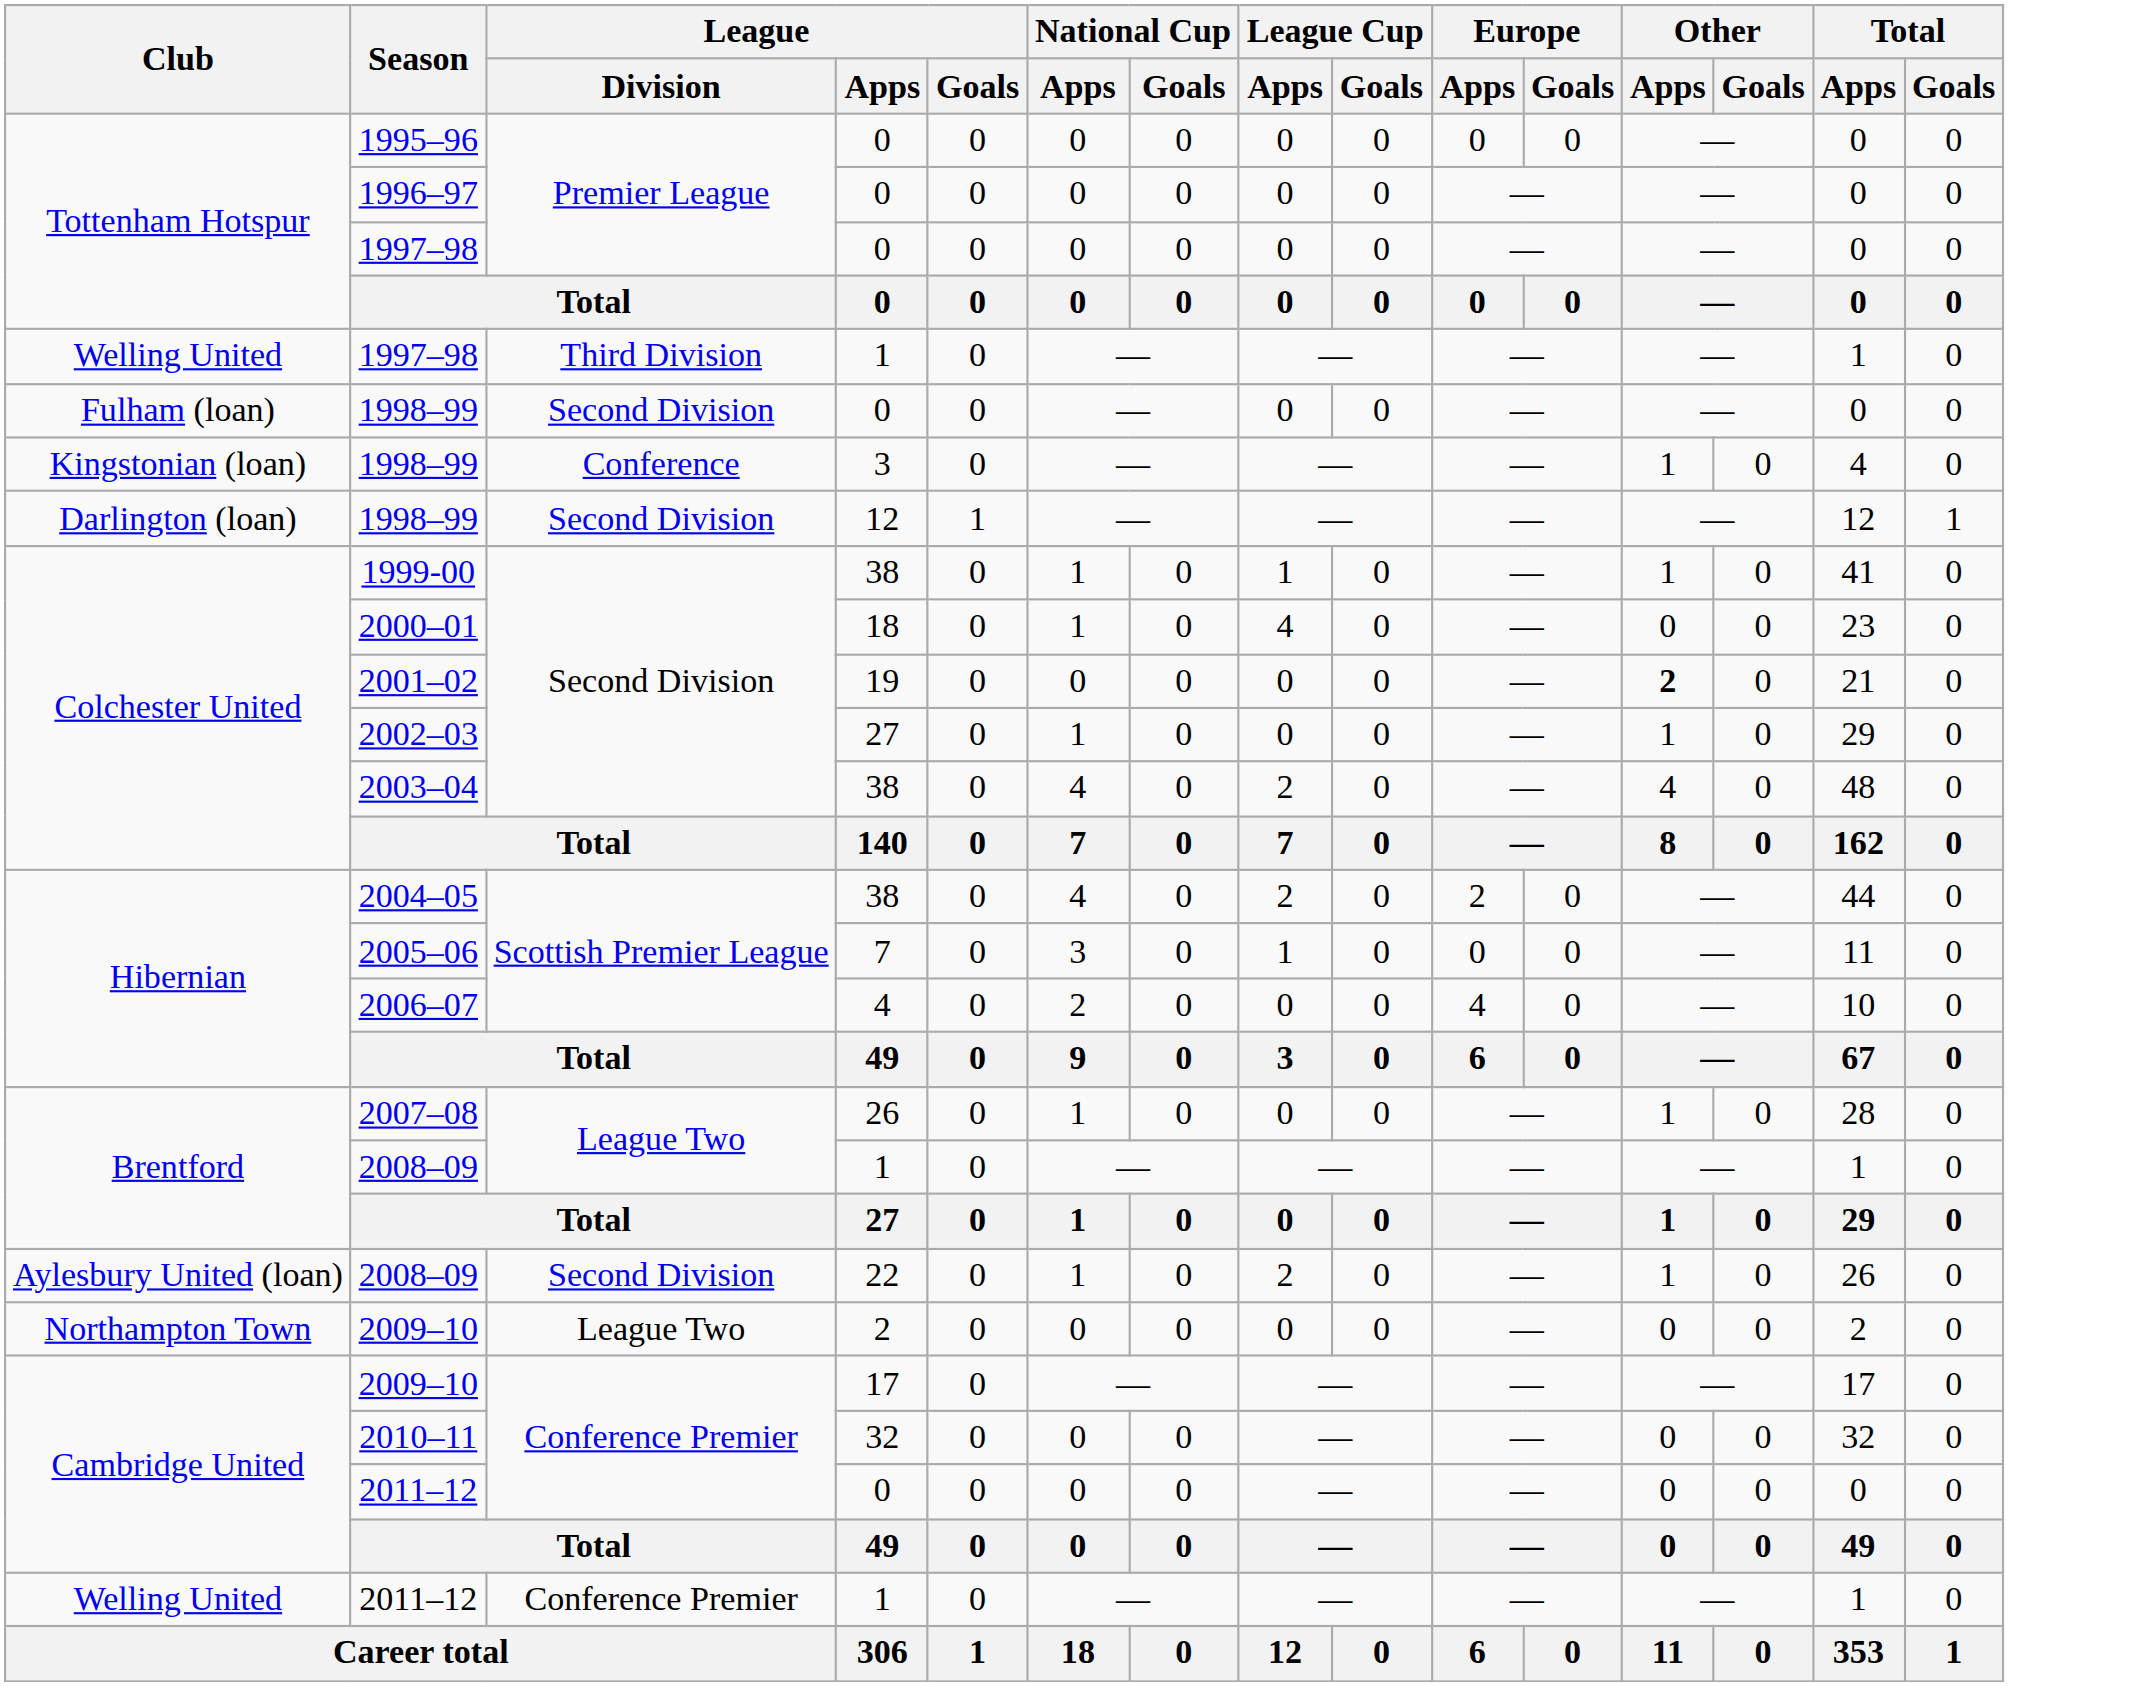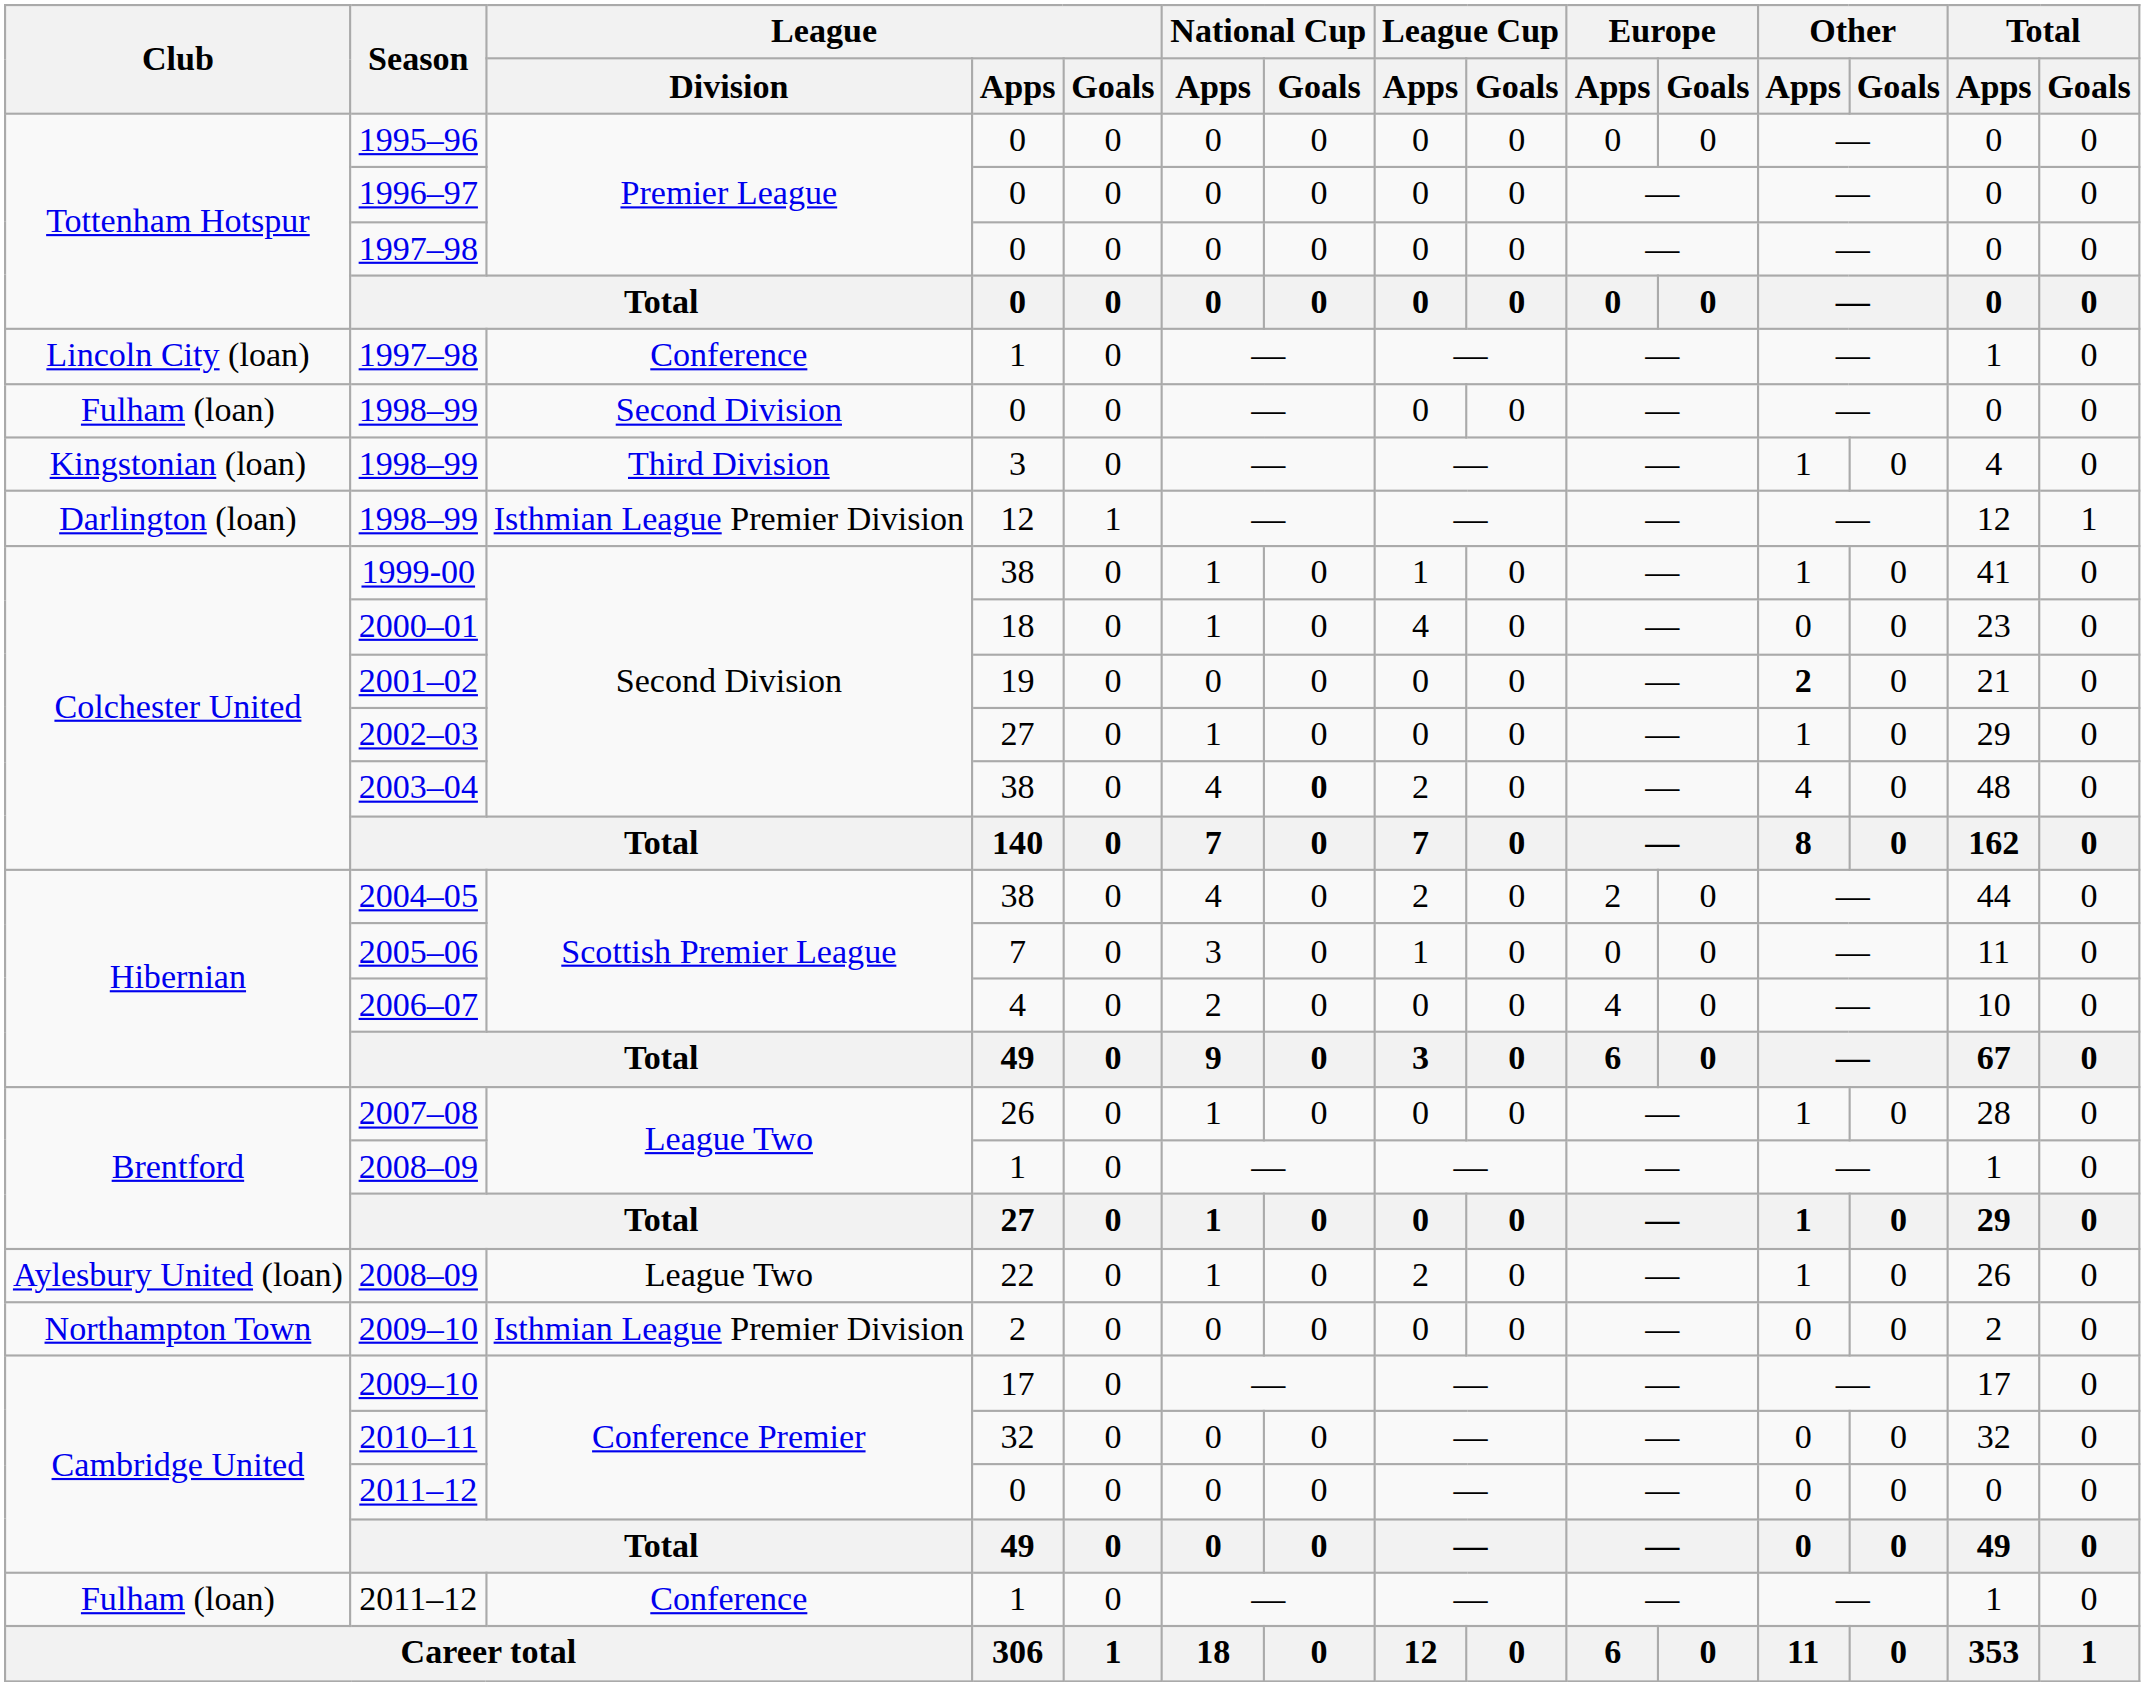(178, 355) Welling United -> (178, 355) Lincoln City (loan)
(661, 355) Third Division -> (729, 355) Conference
(661, 463) Conference -> (729, 463) Third Division
(661, 517) Second Division -> (729, 517) Isthmian League Premier Division
(1184, 788) normal -> (1319, 788) bold
(661, 1274) Second Division -> (729, 1274) League Two
(661, 1328) League Two -> (729, 1328) Isthmian League Premier Division
(178, 1598) Welling United -> (178, 1598) Fulham (loan)
(661, 1598) Conference Premier -> (729, 1598) Conference
